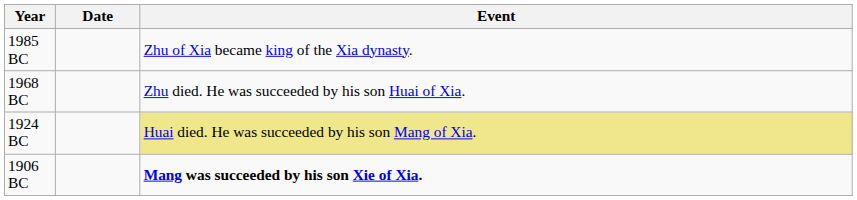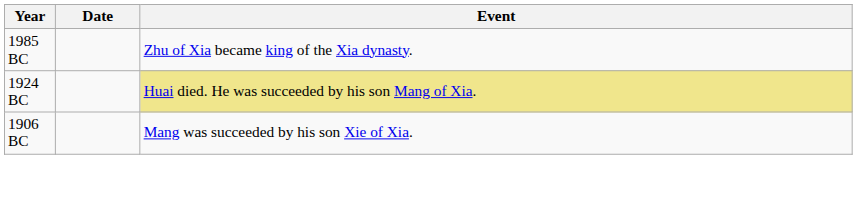- row: (23, 91)
(283, 174) bold -> (278, 132) normal
